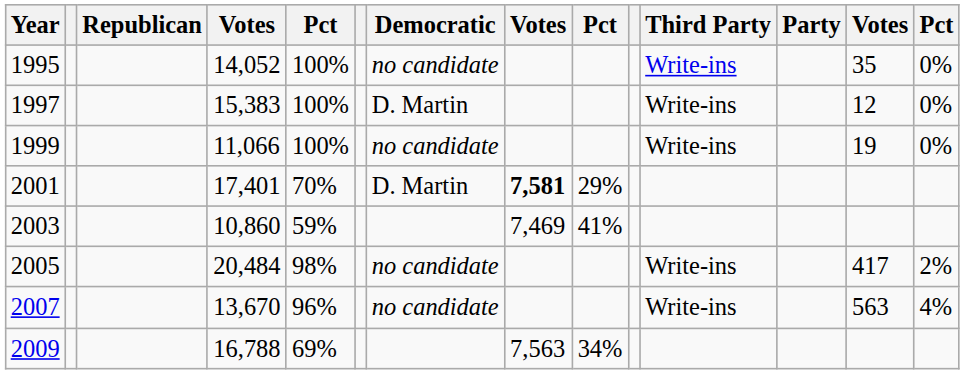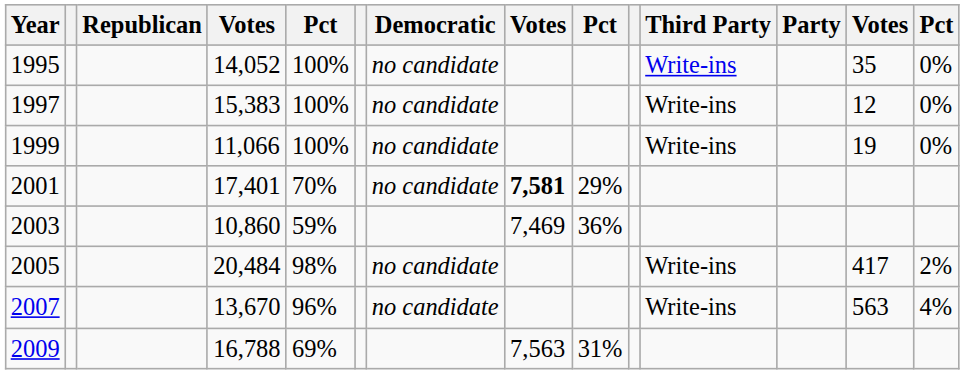(420, 105) D. Martin -> (435, 105) no candidate
(420, 186) D. Martin -> (435, 186) no candidate
(600, 226) 41% -> (600, 226) 36%
(600, 347) 34% -> (600, 347) 31%
